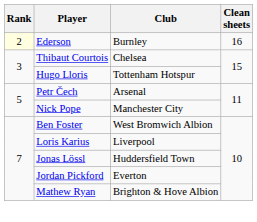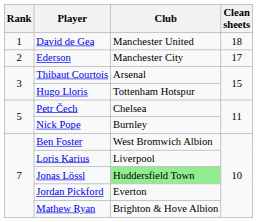+ row: (65, 41)
(19, 41) lightyellow background -> (19, 58) no background
(130, 41) Burnley -> (148, 58) Manchester City
(237, 41) 16 -> (237, 58) 17
(130, 58) Chelsea -> (129, 74) Arsenal
(129, 91) Arsenal -> (130, 108) Chelsea
(148, 108) Manchester City -> (130, 125) Burnley
(154, 158) no background -> (154, 175) lightgreen background
